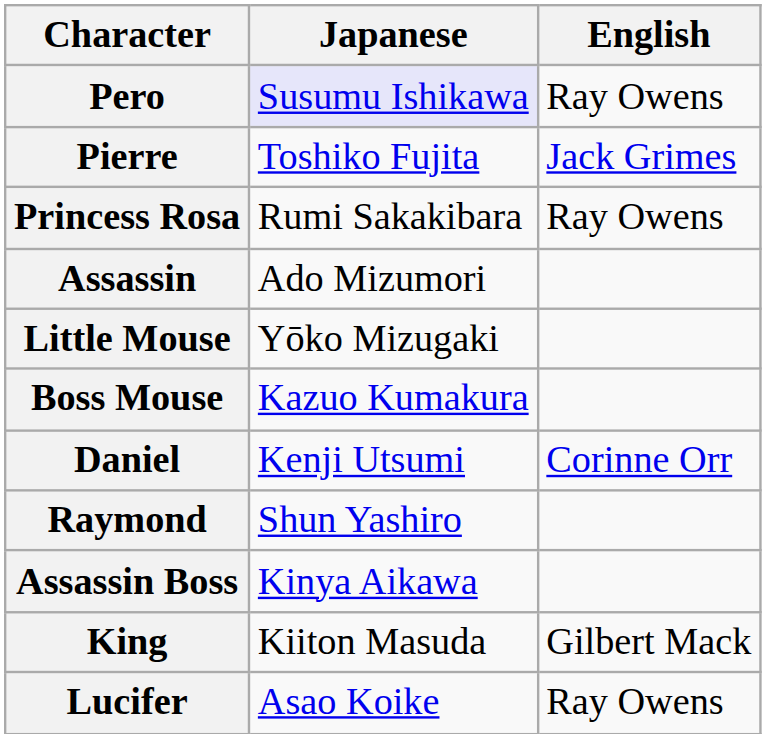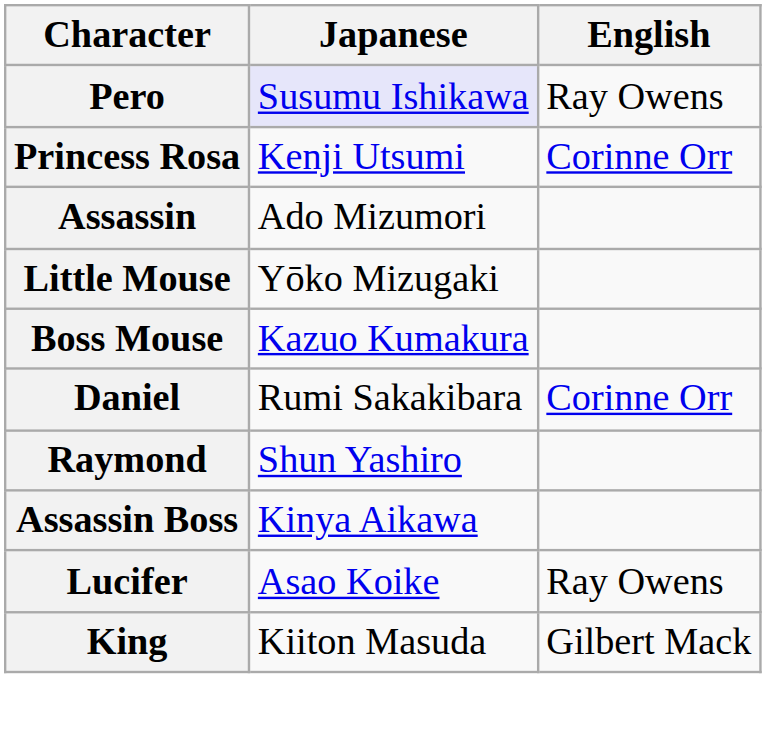- row: (127, 156)
(390, 216) Rumi Sakakibara -> (361, 156) Kenji Utsumi
(635, 216) Ray Owens -> (639, 156) Corinne Orr
(361, 459) Kenji Utsumi -> (390, 398) Rumi Sakakibara
rows swapped: (127, 701) <-> (127, 641)
